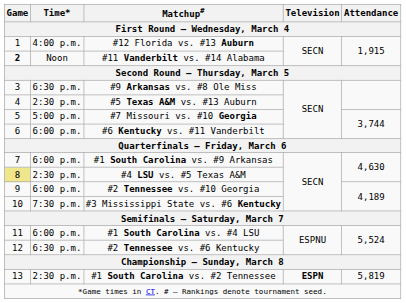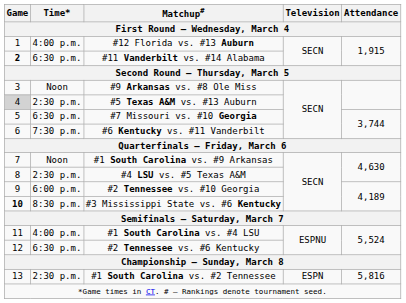(57, 59) Noon -> (57, 59) 6:30 p.m.
(57, 88) 6:30 p.m. -> (57, 88) Noon
(17, 102) no background -> (17, 102) lightgrey background
(57, 117) 5:00 p.m. -> (57, 117) 6:30 p.m.
(57, 131) 6:00 p.m. -> (57, 131) 7:30 p.m.
(57, 161) 6:00 p.m. -> (57, 161) Noon
(17, 175) khaki background -> (17, 175) no background
(17, 204) normal -> (17, 204) bold
(57, 204) 7:30 p.m. -> (57, 204) 8:30 p.m.
(57, 233) 6:00 p.m. -> (57, 233) 4:00 p.m.
(313, 277) bold -> (313, 277) normal
(371, 277) 5,819 -> (371, 277) 5,816
